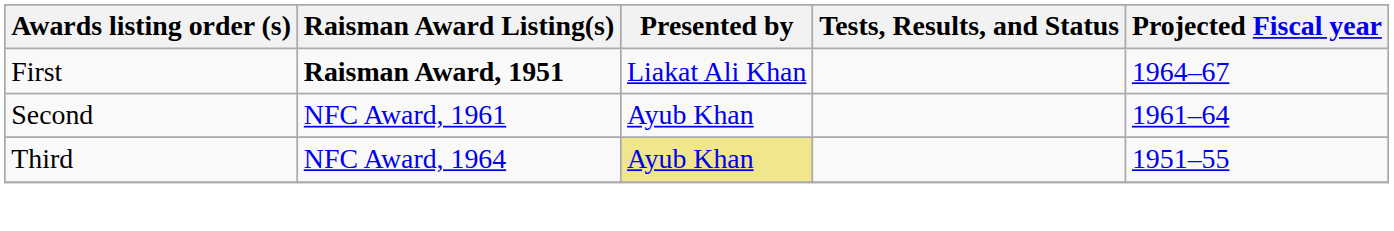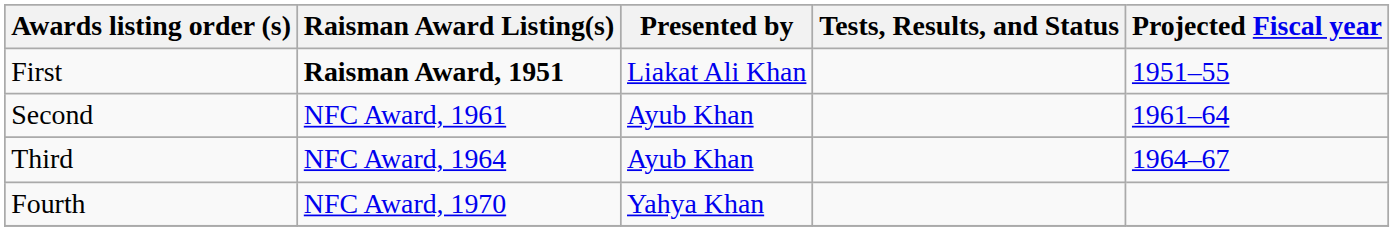(1181, 70) 1964–67 -> (1181, 70) 1951–55
(690, 159) khaki background -> (690, 159) no background
(1181, 159) 1951–55 -> (1181, 159) 1964–67
+ row: (48, 203)
